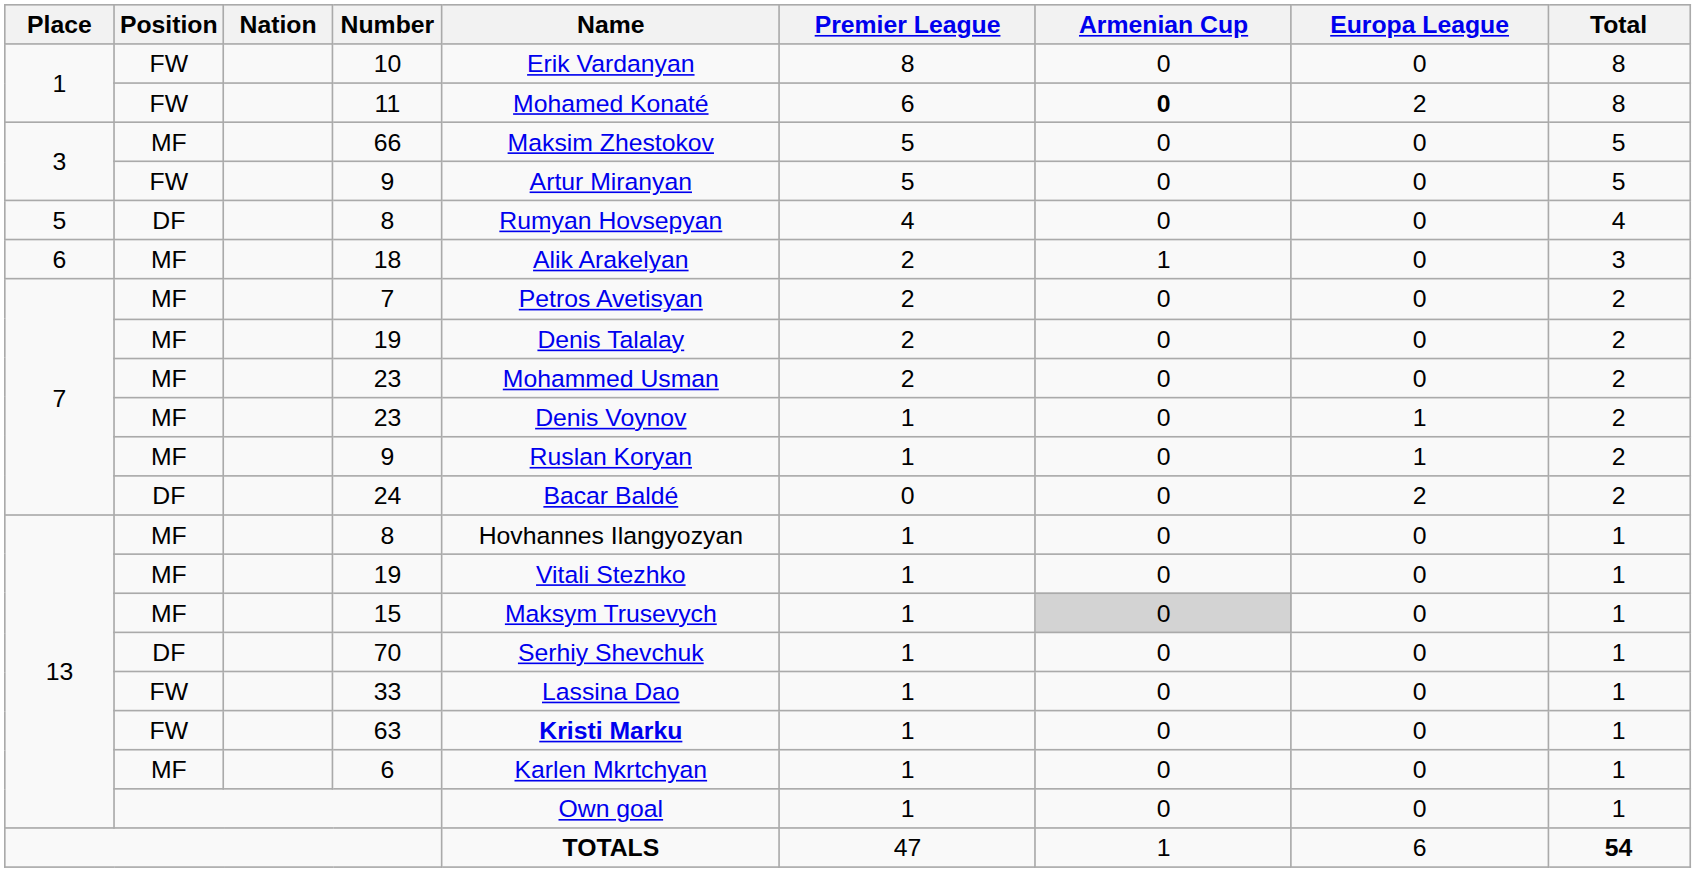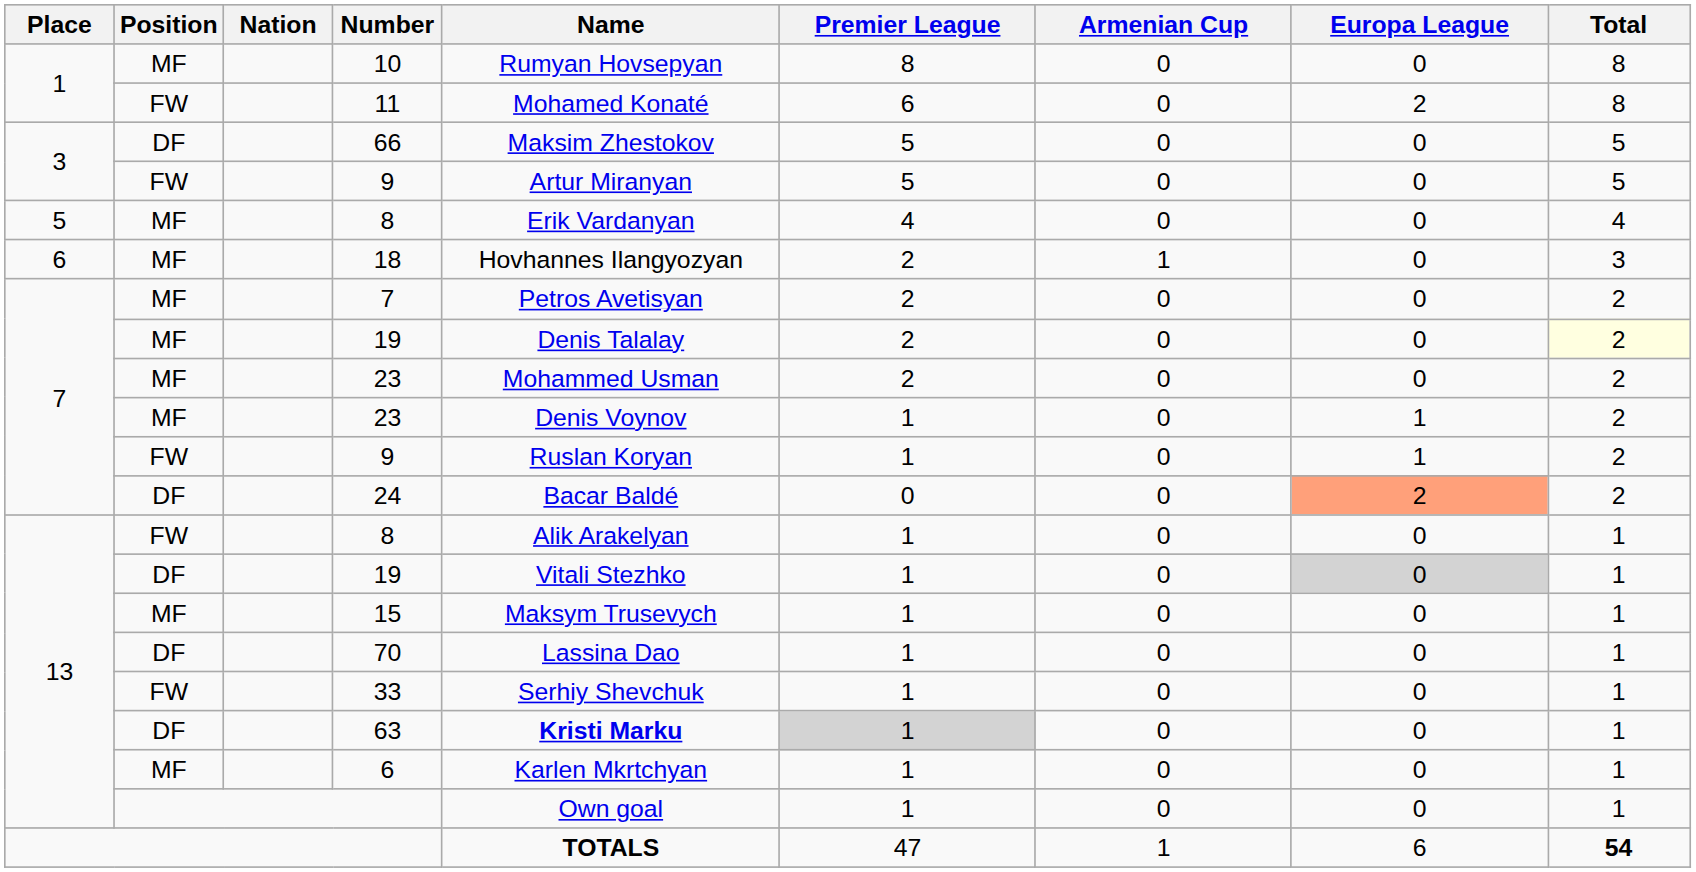(169, 64) FW -> (169, 64) MF
(611, 64) Erik Vardanyan -> (611, 64) Rumyan Hovsepyan
(1164, 103) bold -> (1164, 103) normal
(169, 142) MF -> (169, 142) DF
(169, 221) DF -> (169, 221) MF
(611, 221) Rumyan Hovsepyan -> (611, 221) Erik Vardanyan
(611, 260) Alik Arakelyan -> (611, 260) Hovhannes Ilangyozyan
(1619, 338) no background -> (1619, 338) lightyellow background
(169, 456) MF -> (169, 456) FW
(1420, 495) no background -> (1420, 495) lightsalmon background
(169, 534) MF -> (169, 534) FW
(611, 534) Hovhannes Ilangyozyan -> (611, 534) Alik Arakelyan
(169, 574) MF -> (169, 574) DF
(1420, 574) no background -> (1420, 574) lightgrey background
(1164, 613) lightgrey background -> (1164, 613) no background
(611, 652) Serhiy Shevchuk -> (611, 652) Lassina Dao
(611, 691) Lassina Dao -> (611, 691) Serhiy Shevchuk
(169, 731) FW -> (169, 731) DF
(908, 731) no background -> (908, 731) lightgrey background
